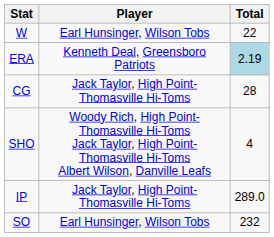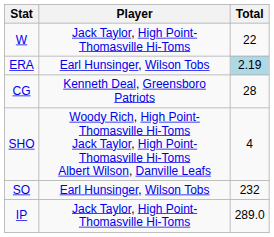(135, 33) Earl Hunsinger, Wilson Tobs -> (135, 39) Jack Taylor, High Point-Thomasville Hi-Toms
(135, 58) Kenneth Deal, Greensboro Patriots -> (135, 65) Earl Hunsinger, Wilson Tobs
(135, 91) Jack Taylor, High Point-Thomasville Hi-Toms -> (135, 91) Kenneth Deal, Greensboro Patriots
rows swapped: (22, 222) <-> (22, 196)
